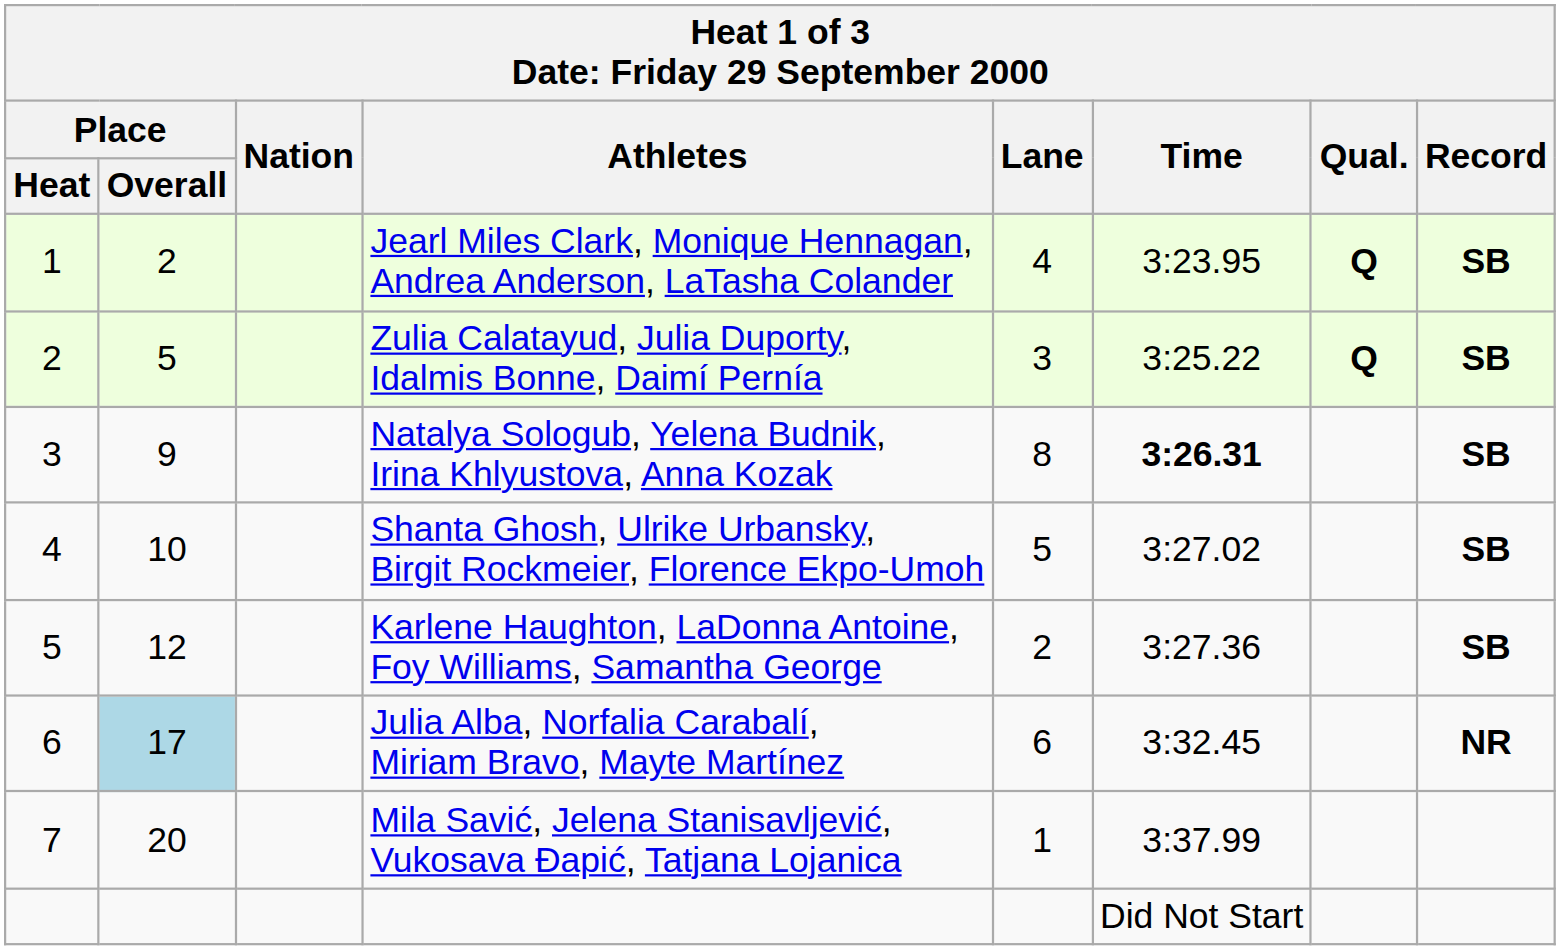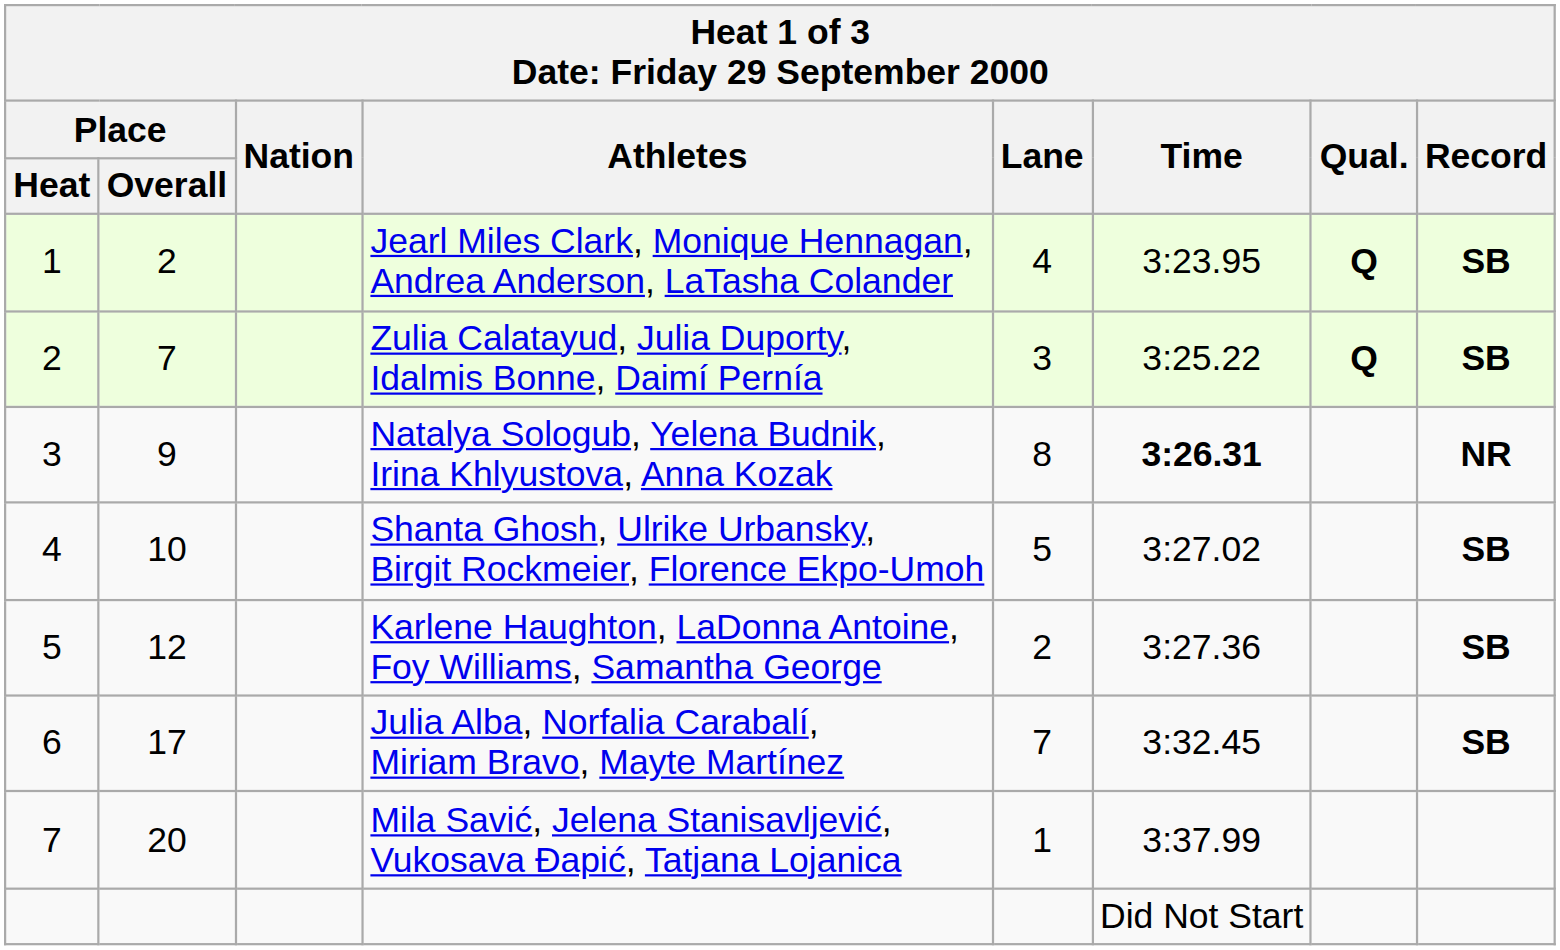(167, 357) 5 -> (167, 357) 7
(1486, 454) SB -> (1486, 454) NR
(167, 743) lightblue background -> (167, 743) no background
(1042, 743) 6 -> (1042, 743) 7
(1486, 743) NR -> (1486, 743) SB
